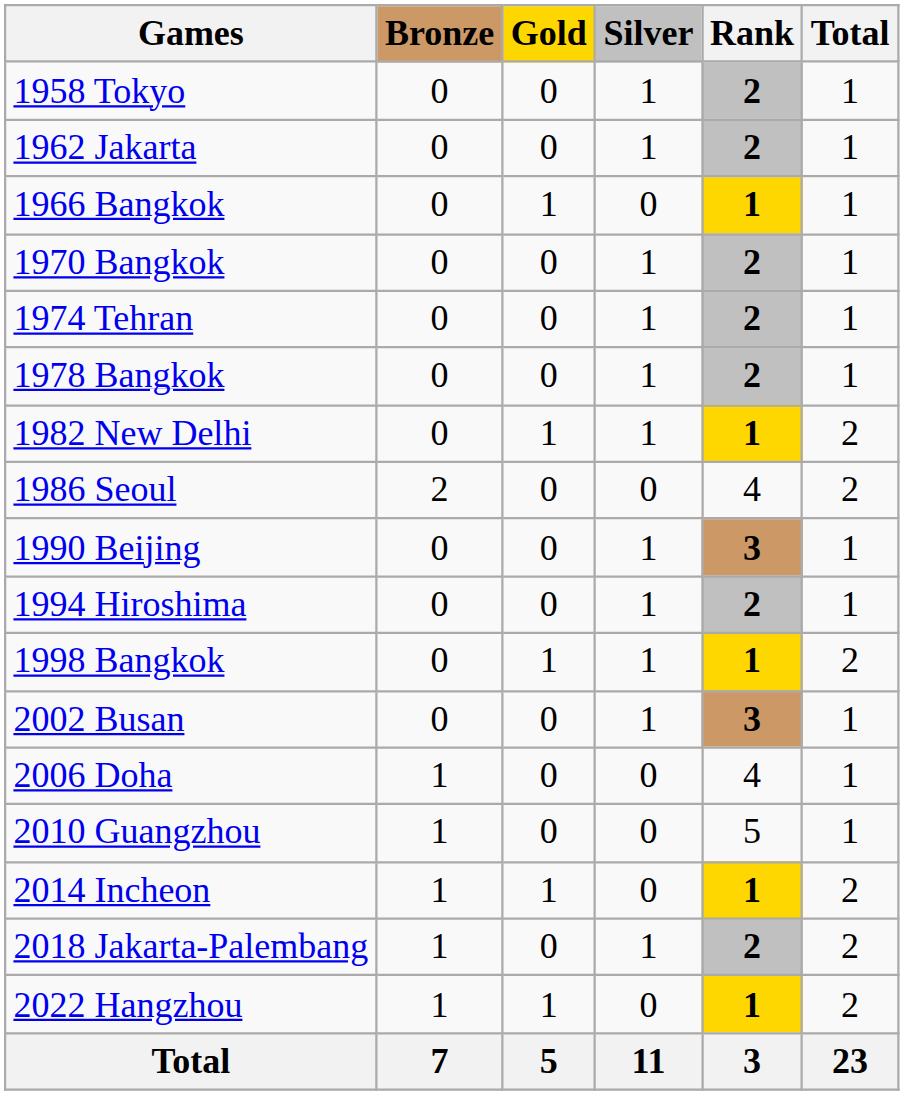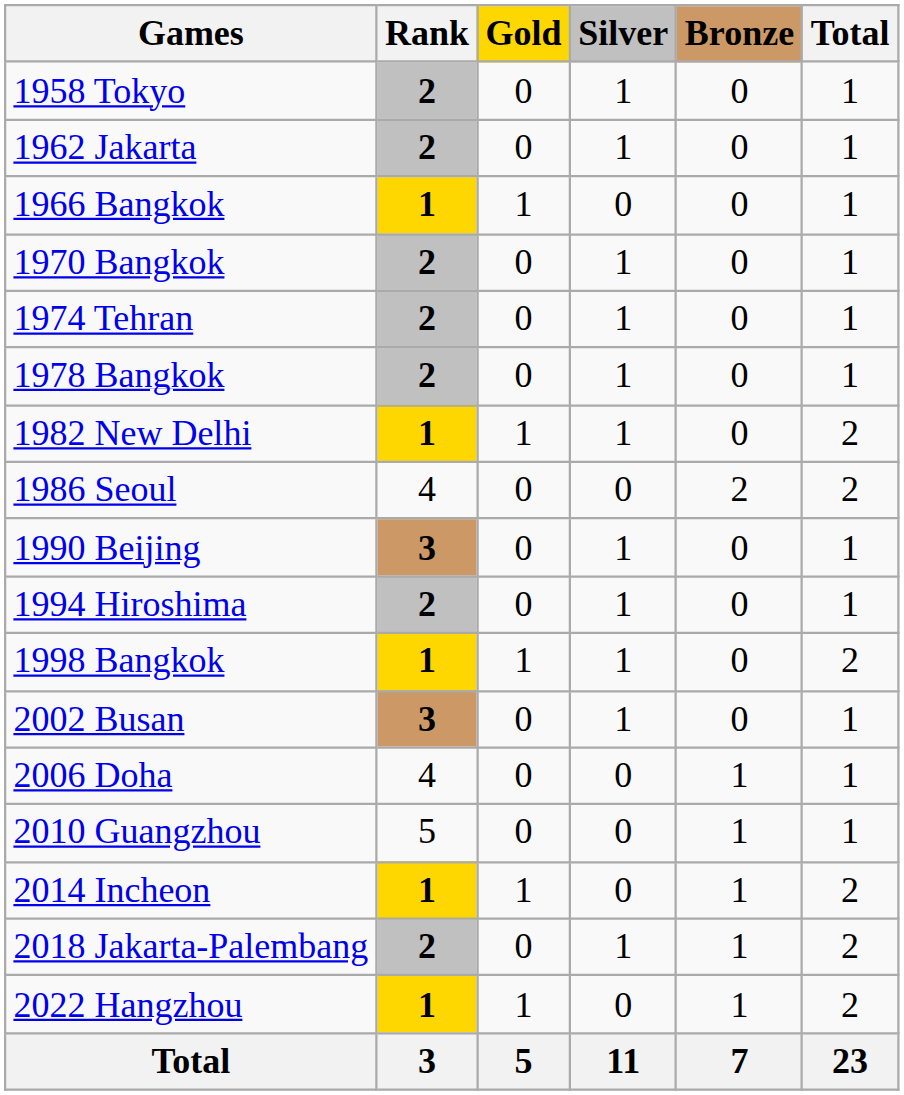columns swapped: (752, 33) <-> (440, 33)
